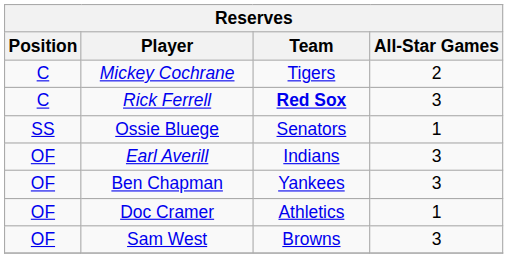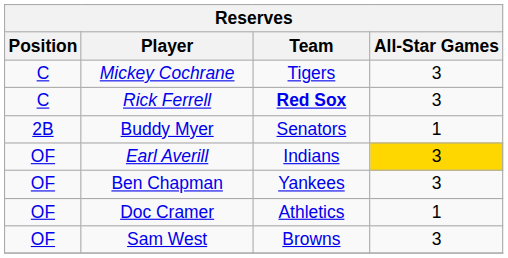(436, 73) 2 -> (436, 73) 3
+ row: (167, 128)
- row: (167, 128)
(436, 156) no background -> (436, 156) gold background
